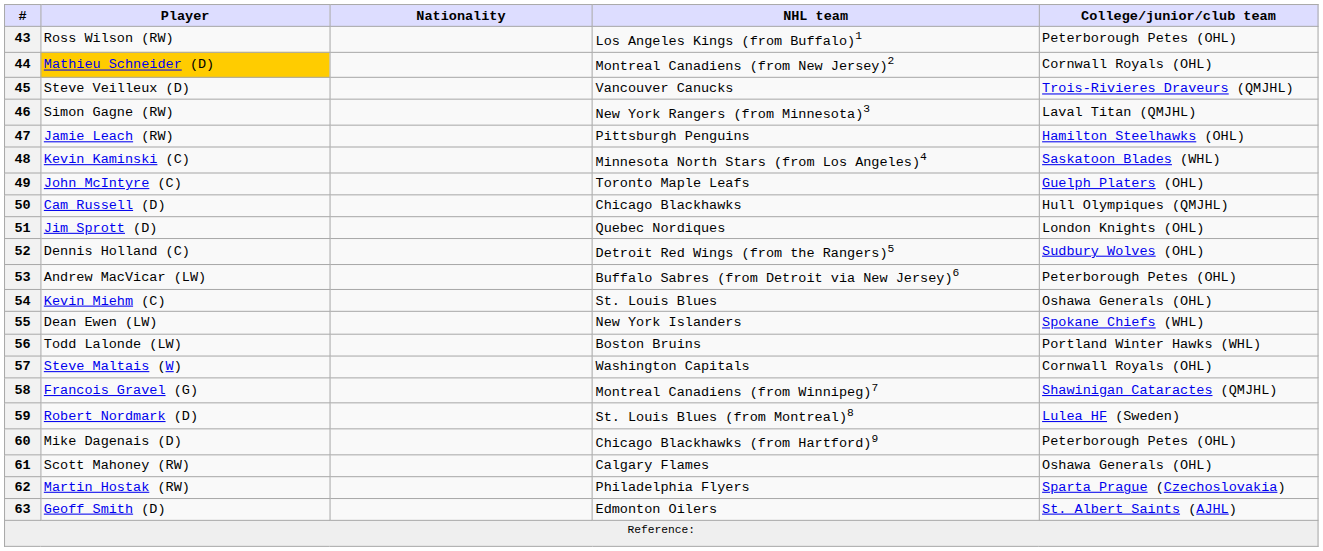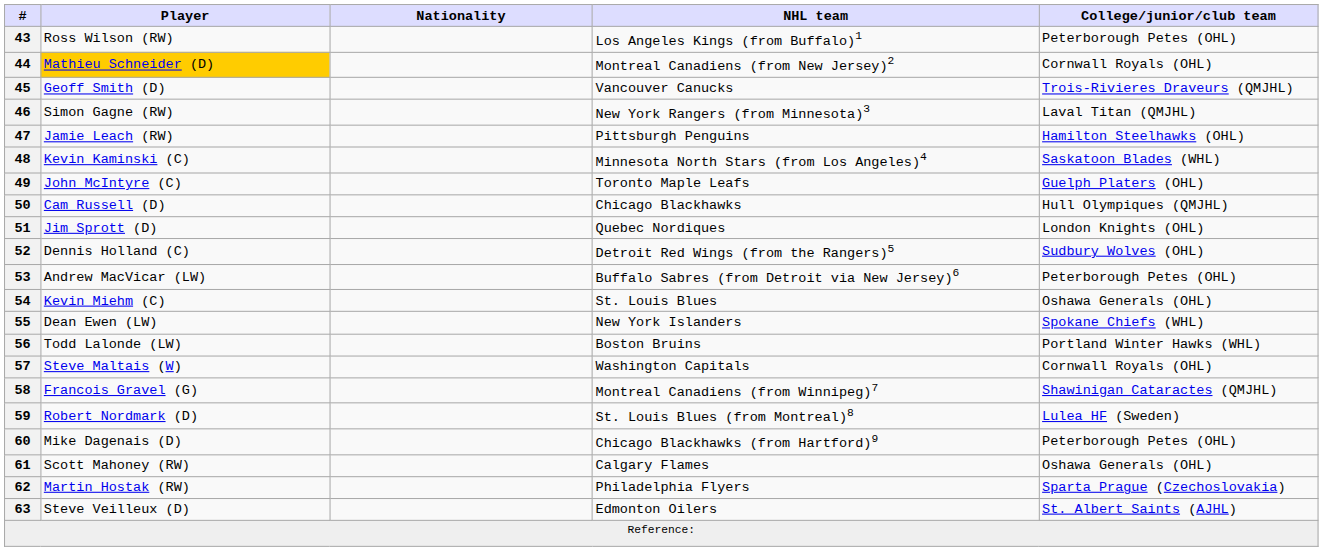(117, 89) Steve Veilleux (D) -> (105, 89) Geoff Smith (D)
(105, 509) Geoff Smith (D) -> (117, 509) Steve Veilleux (D)
